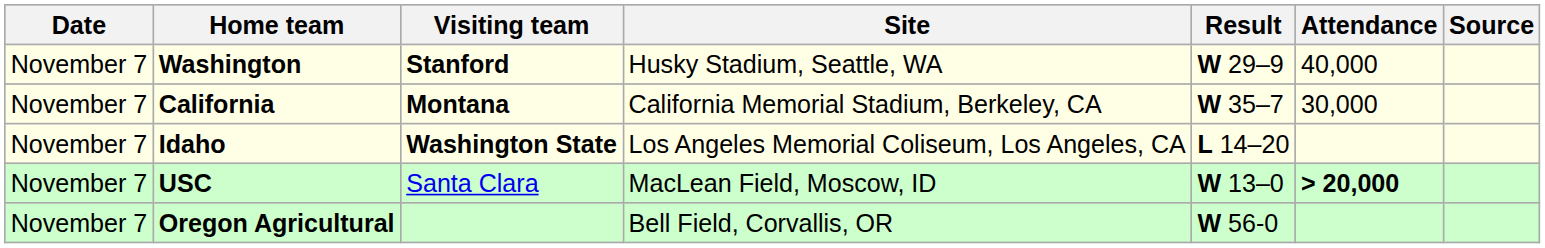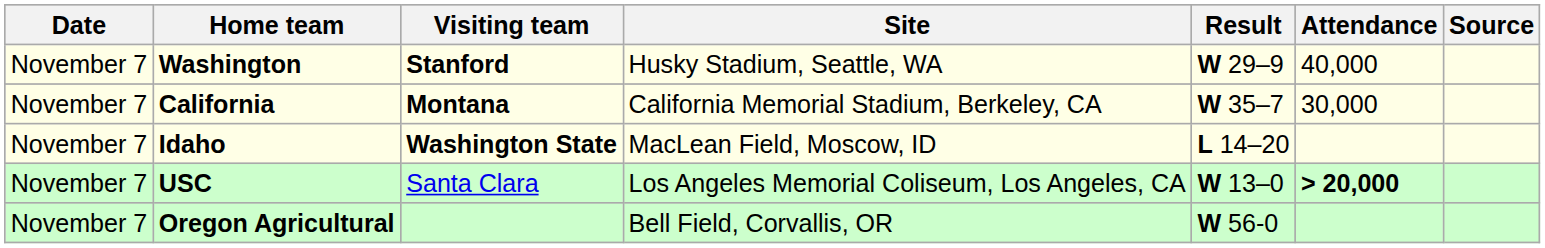(907, 144) Los Angeles Memorial Coliseum, Los Angeles, CA -> (782, 144) MacLean Field, Moscow, ID
(782, 184) MacLean Field, Moscow, ID -> (907, 184) Los Angeles Memorial Coliseum, Los Angeles, CA
